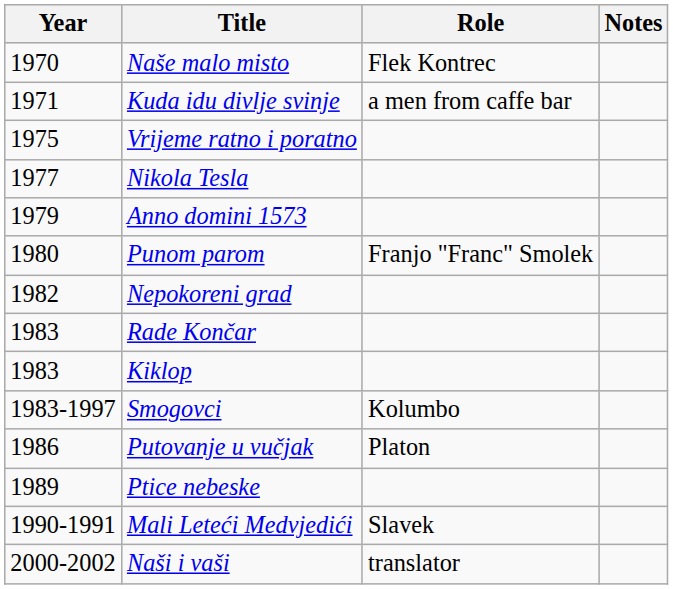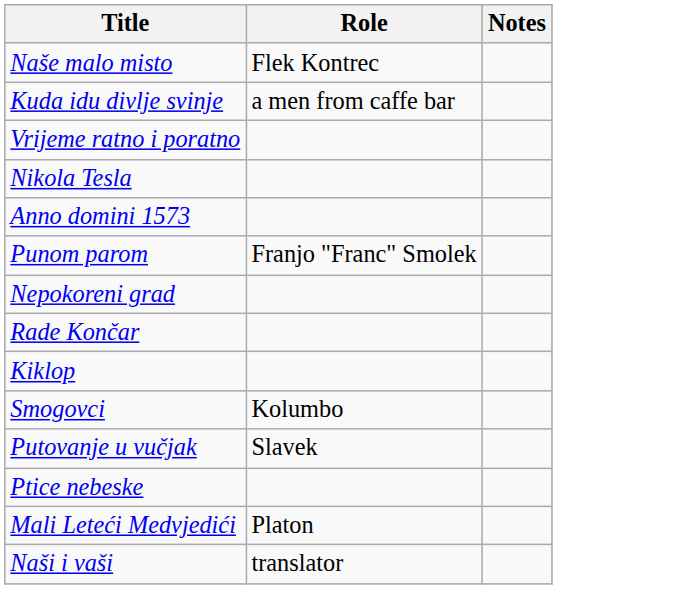- column: (63, 23)
(399, 448) Platon -> (285, 448) Slavek
(401, 525) Slavek -> (283, 525) Platon
